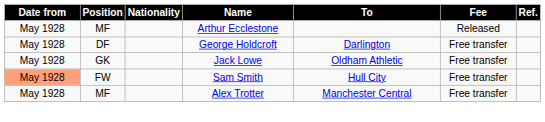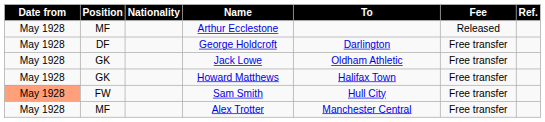+ row: (238, 77)
